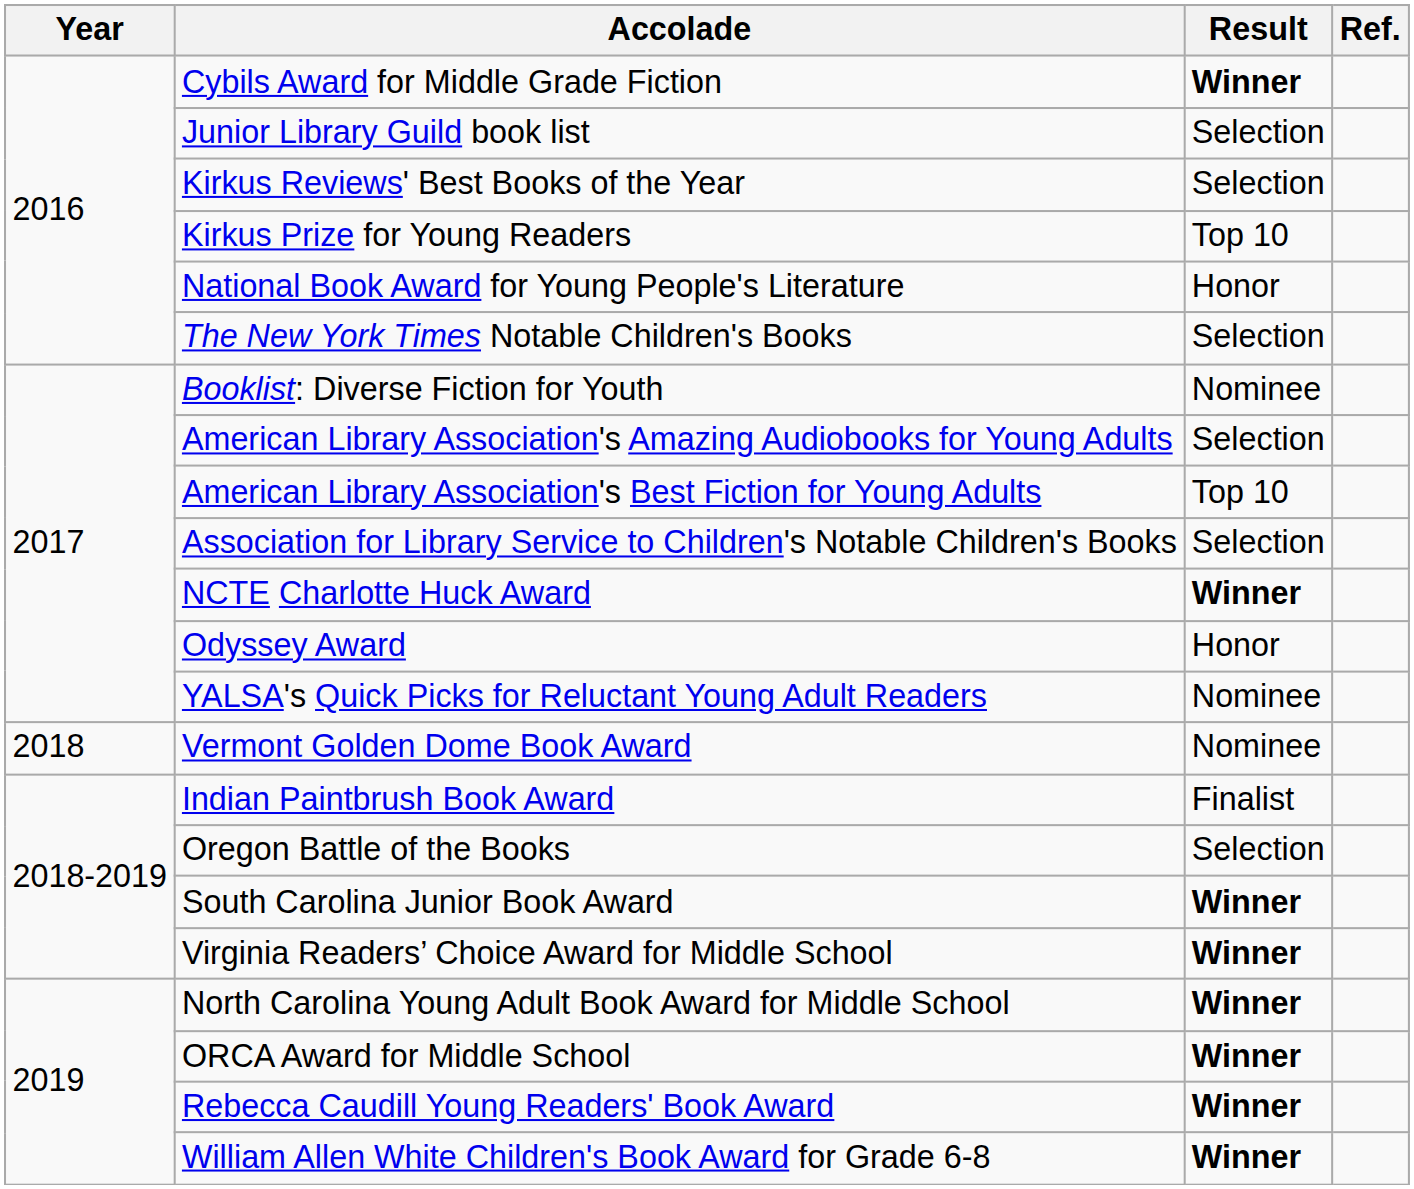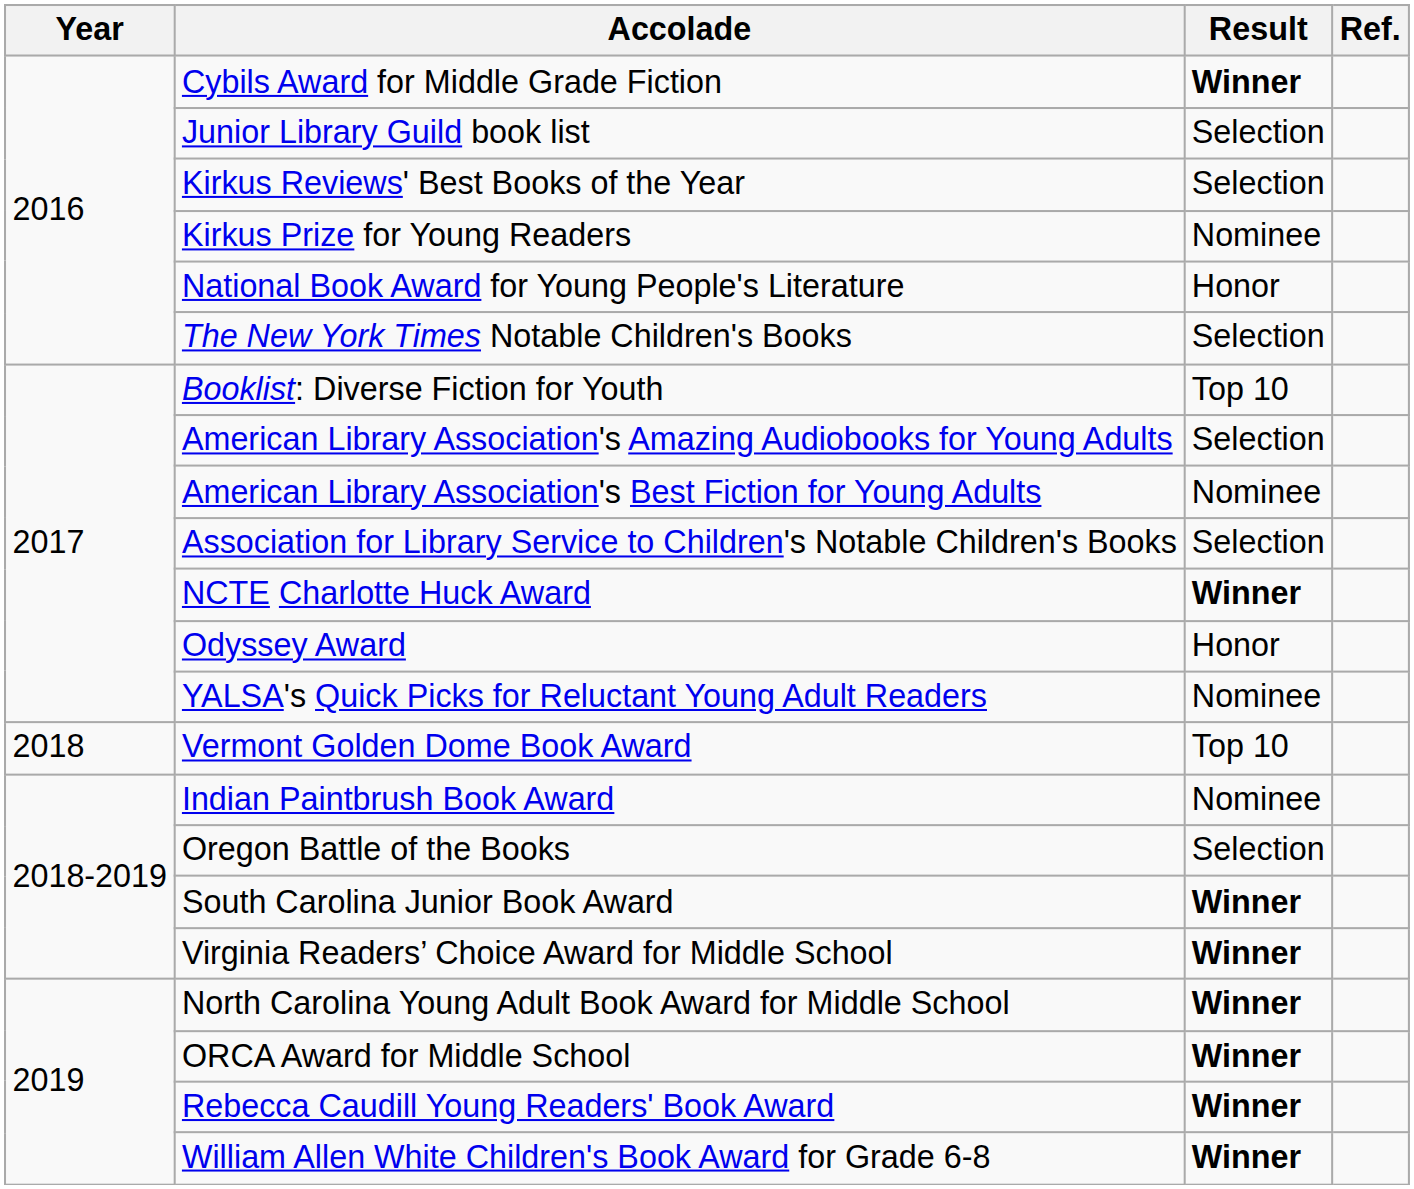(1240, 235) Top 10 -> (1256, 235) Nominee
(1256, 388) Nominee -> (1240, 388) Top 10
(1240, 491) Top 10 -> (1256, 491) Nominee
(1256, 747) Nominee -> (1240, 747) Top 10
(1243, 798) Finalist -> (1256, 798) Nominee
